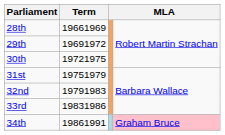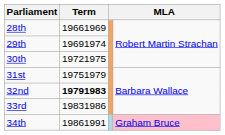(84, 43) 19691972 -> (84, 43) 19691974
(84, 91) normal -> (84, 91) bold
